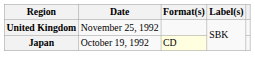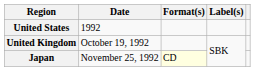+ row: (41, 27)
(120, 27) November 25, 1992 -> (115, 43) October 19, 1992
(115, 43) October 19, 1992 -> (120, 58) November 25, 1992
